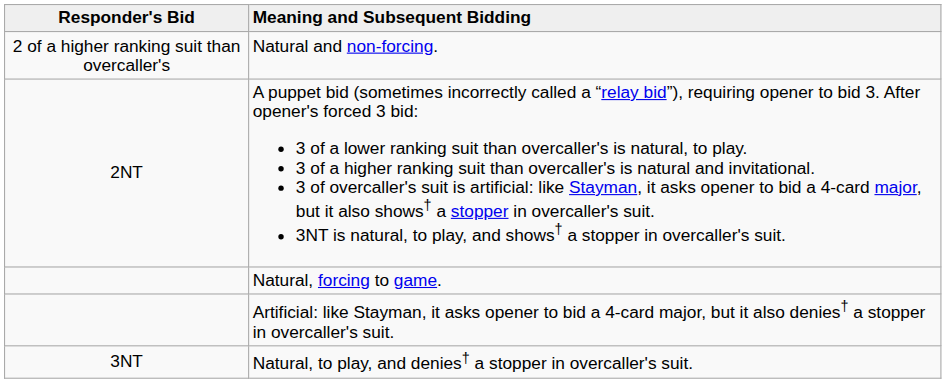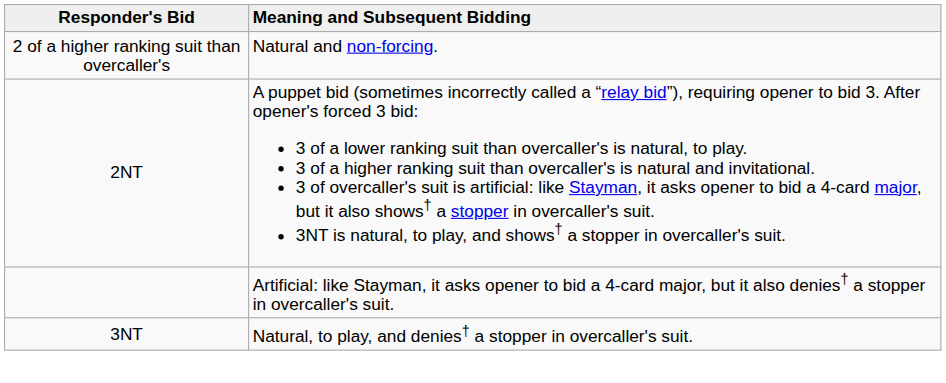- row: (347, 280)
